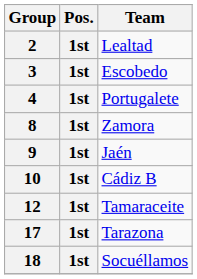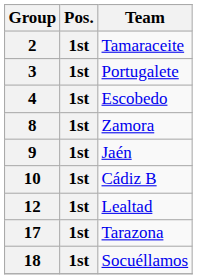(127, 44) Lealtad -> (143, 44) Tamaraceite
(134, 71) Escobedo -> (140, 71) Portugalete
(140, 98) Portugalete -> (134, 98) Escobedo
(143, 206) Tamaraceite -> (127, 206) Lealtad
